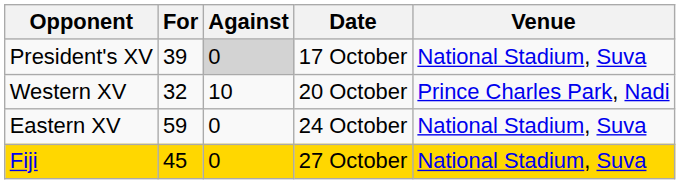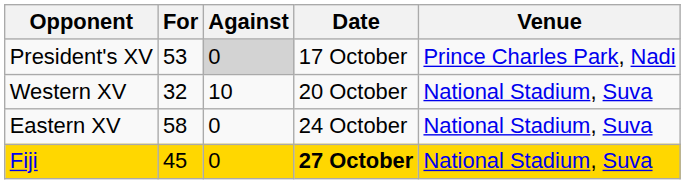(175, 56) 39 -> (175, 56) 53
(532, 56) National Stadium, Suva -> (550, 56) Prince Charles Park, Nadi
(543, 91) Prince Charles Park, Nadi -> (538, 91) National Stadium, Suva
(175, 126) 59 -> (175, 126) 58
(353, 160) normal -> (356, 160) bold
